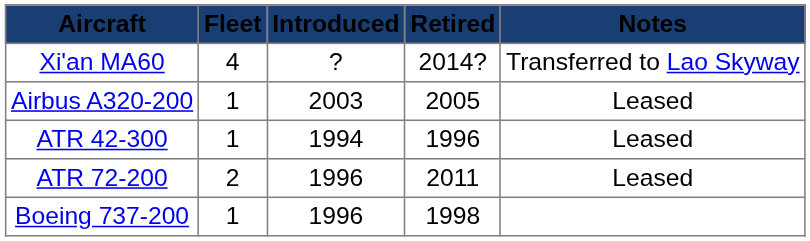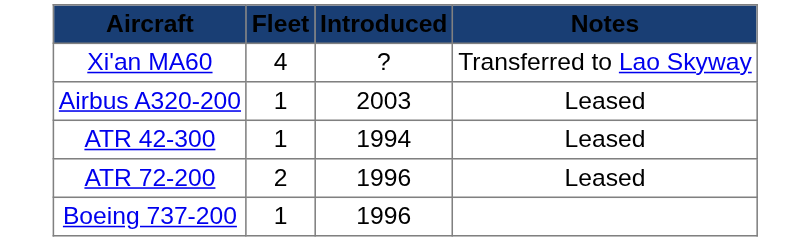- column: (453, 23)
